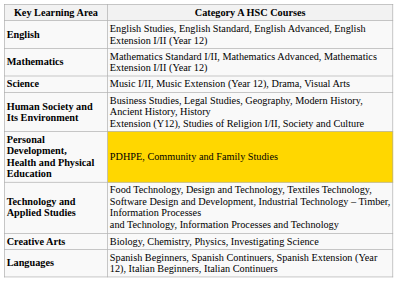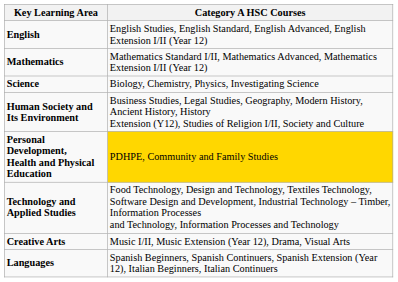(230, 84) Music I/II, Music Extension (Year 12), Drama, Visual Arts -> (214, 84) Biology, Chemistry, Physics, Investigating Science
(214, 241) Biology, Chemistry, Physics, Investigating Science -> (230, 241) Music I/II, Music Extension (Year 12), Drama, Visual Arts
